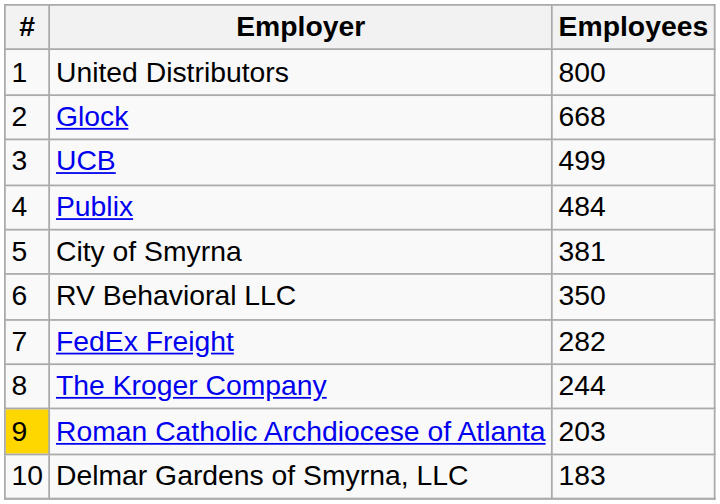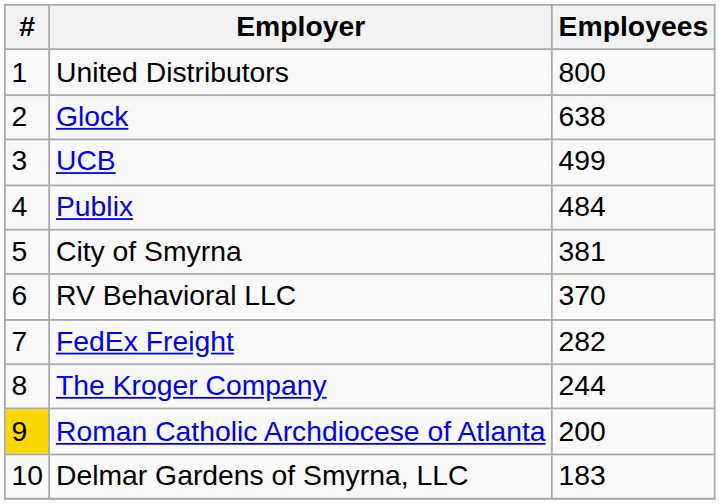(582, 116) 668 -> (582, 116) 638
(582, 296) 350 -> (582, 296) 370
(582, 431) 203 -> (582, 431) 200
